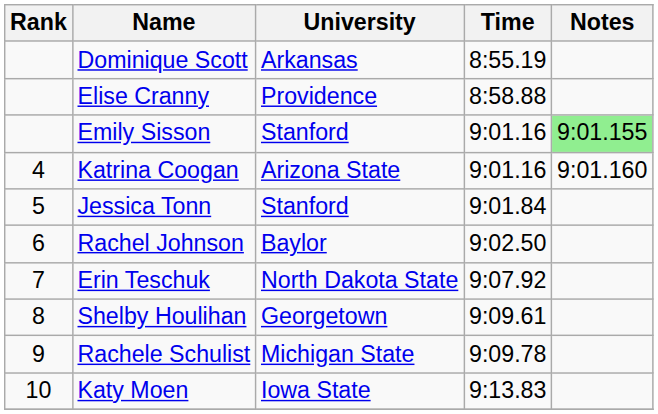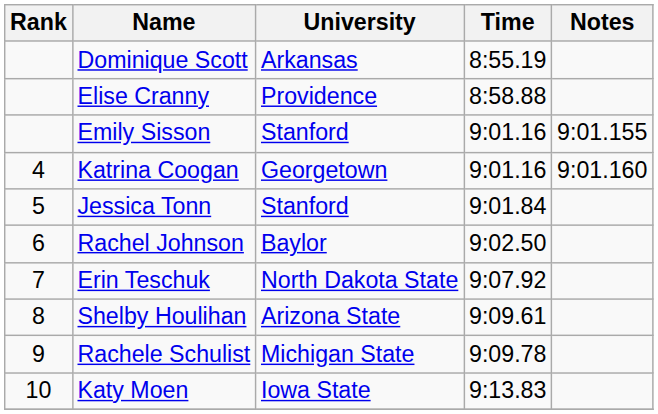(602, 133) lightgreen background -> (602, 133) no background
(331, 170) Arizona State -> (324, 170) Georgetown
(324, 317) Georgetown -> (331, 317) Arizona State
